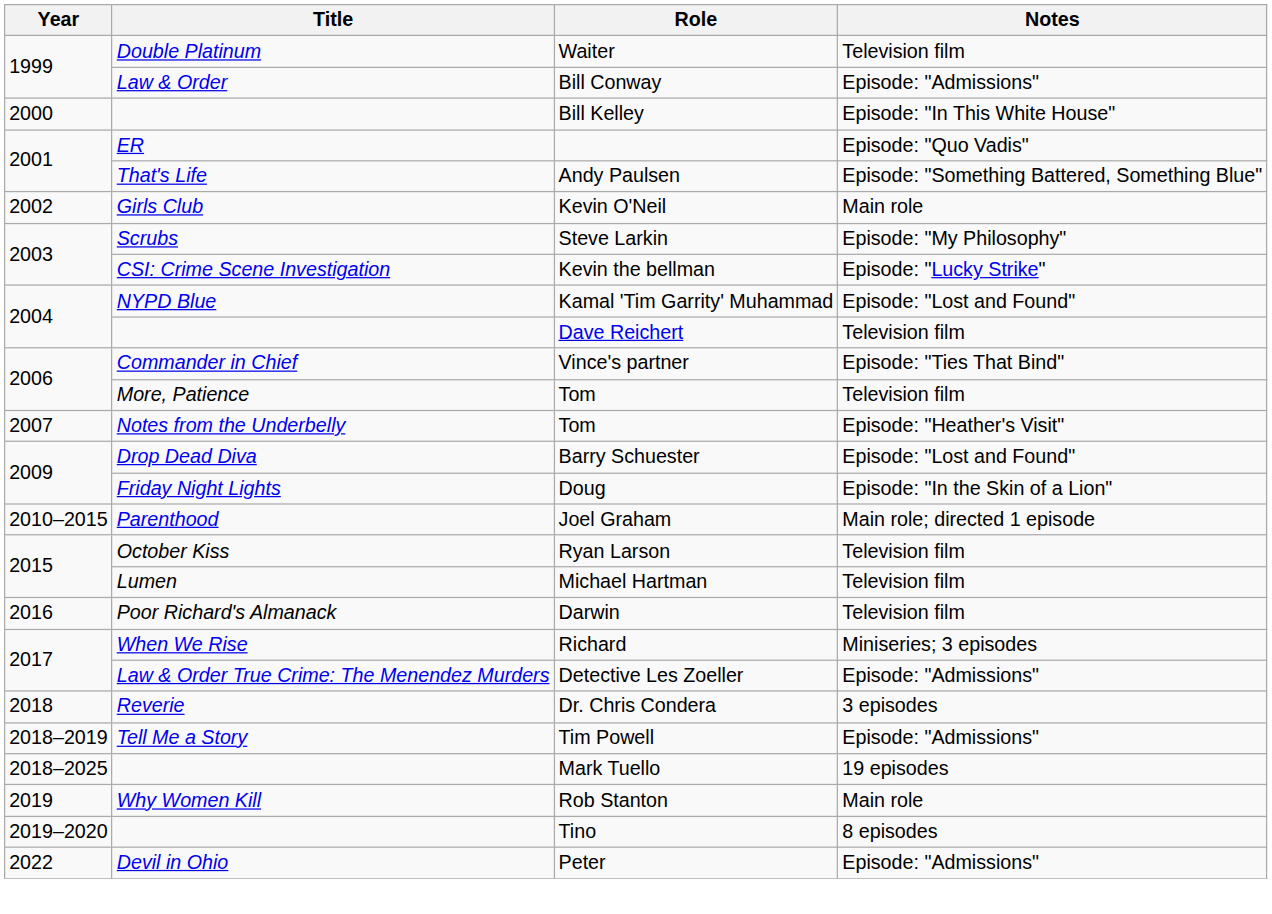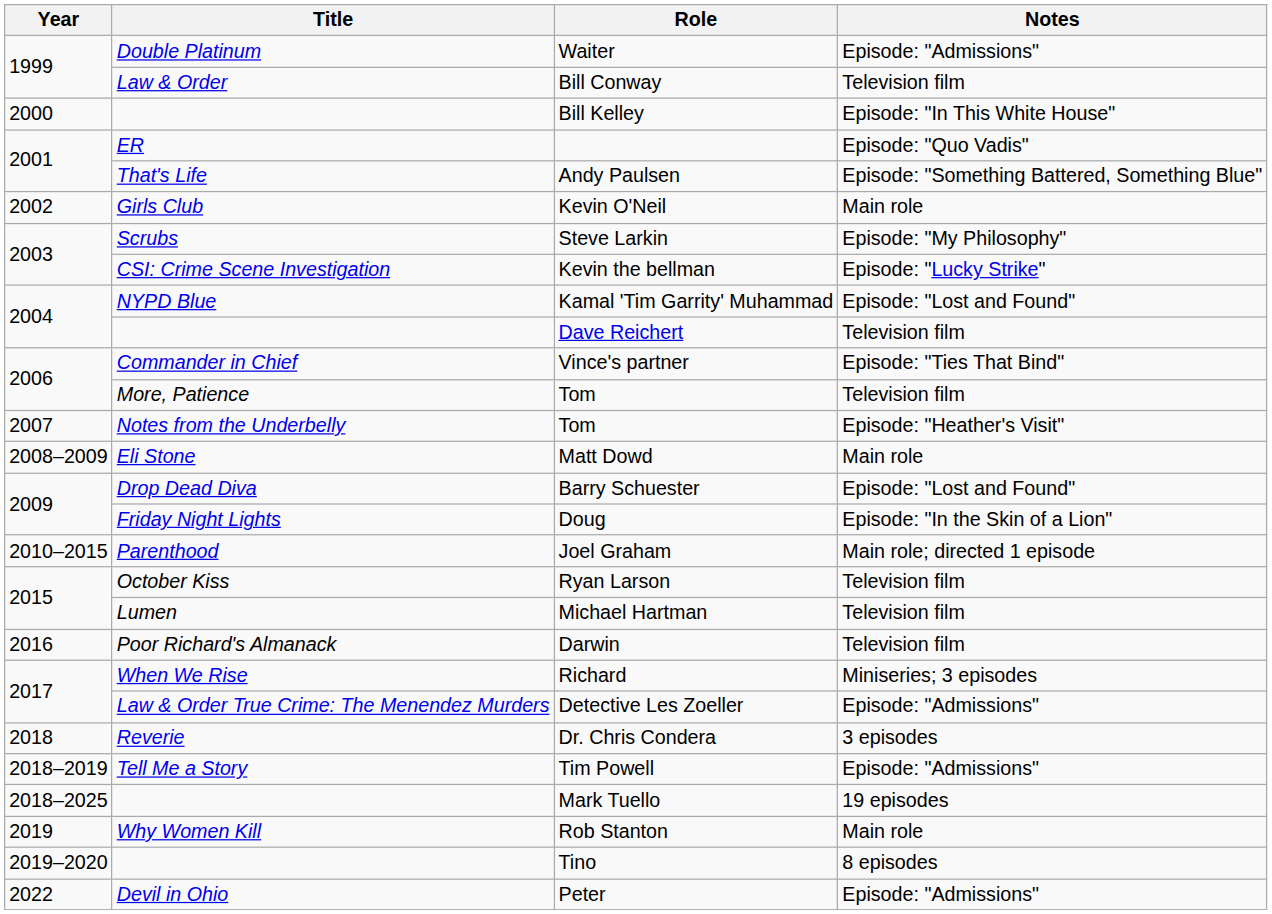(904, 51) Television film -> (941, 51) Episode: "Admissions"
(941, 82) Episode: "Admissions" -> (904, 82) Television film
+ row: (156, 457)
